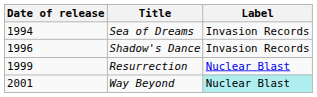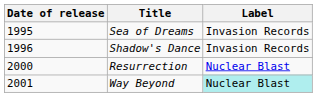(20, 31) 1994 -> (20, 31) 1995
(20, 66) 1999 -> (20, 66) 2000
